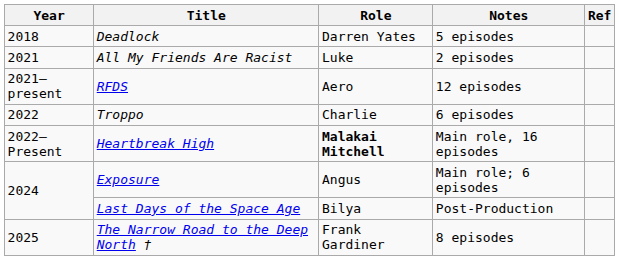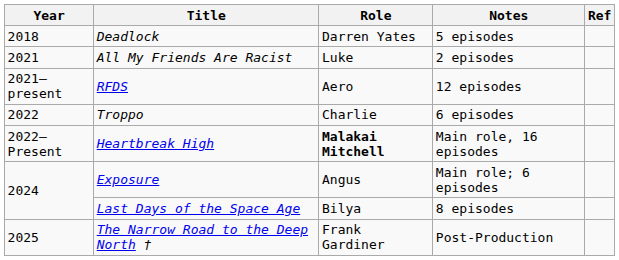(495, 208) Post-Production -> (475, 208) 8 episodes
(475, 237) 8 episodes -> (495, 237) Post-Production
